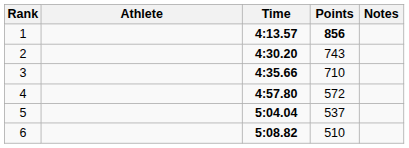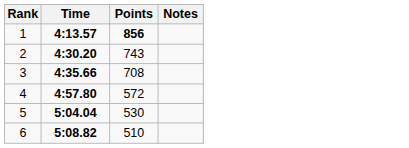- column: (142, 14)
(335, 73) 710 -> (134, 73) 708
(335, 113) 537 -> (134, 113) 530
